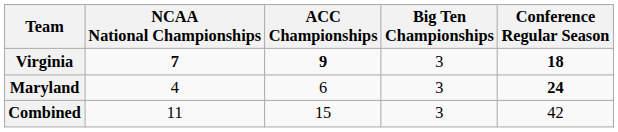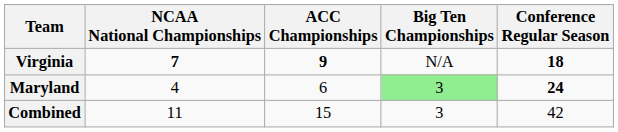(439, 61) 3 -> (439, 61) N/A
(439, 87) no background -> (439, 87) lightgreen background
